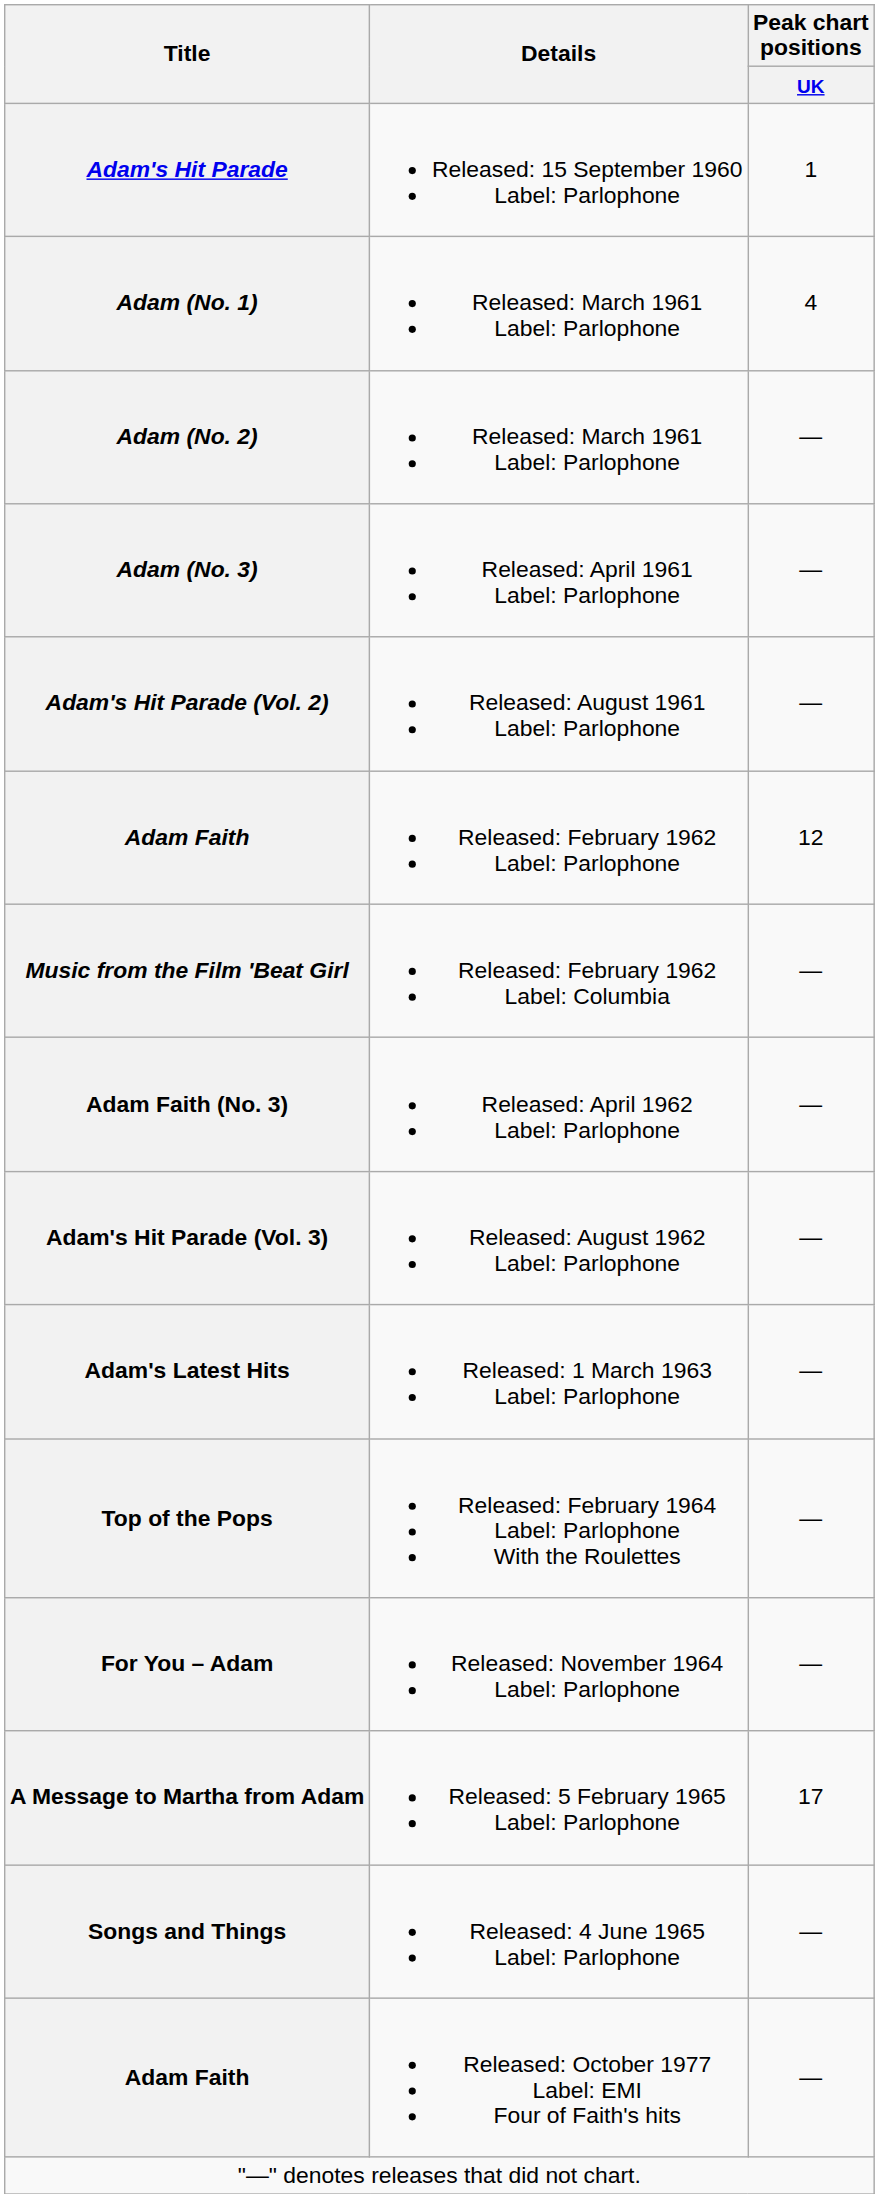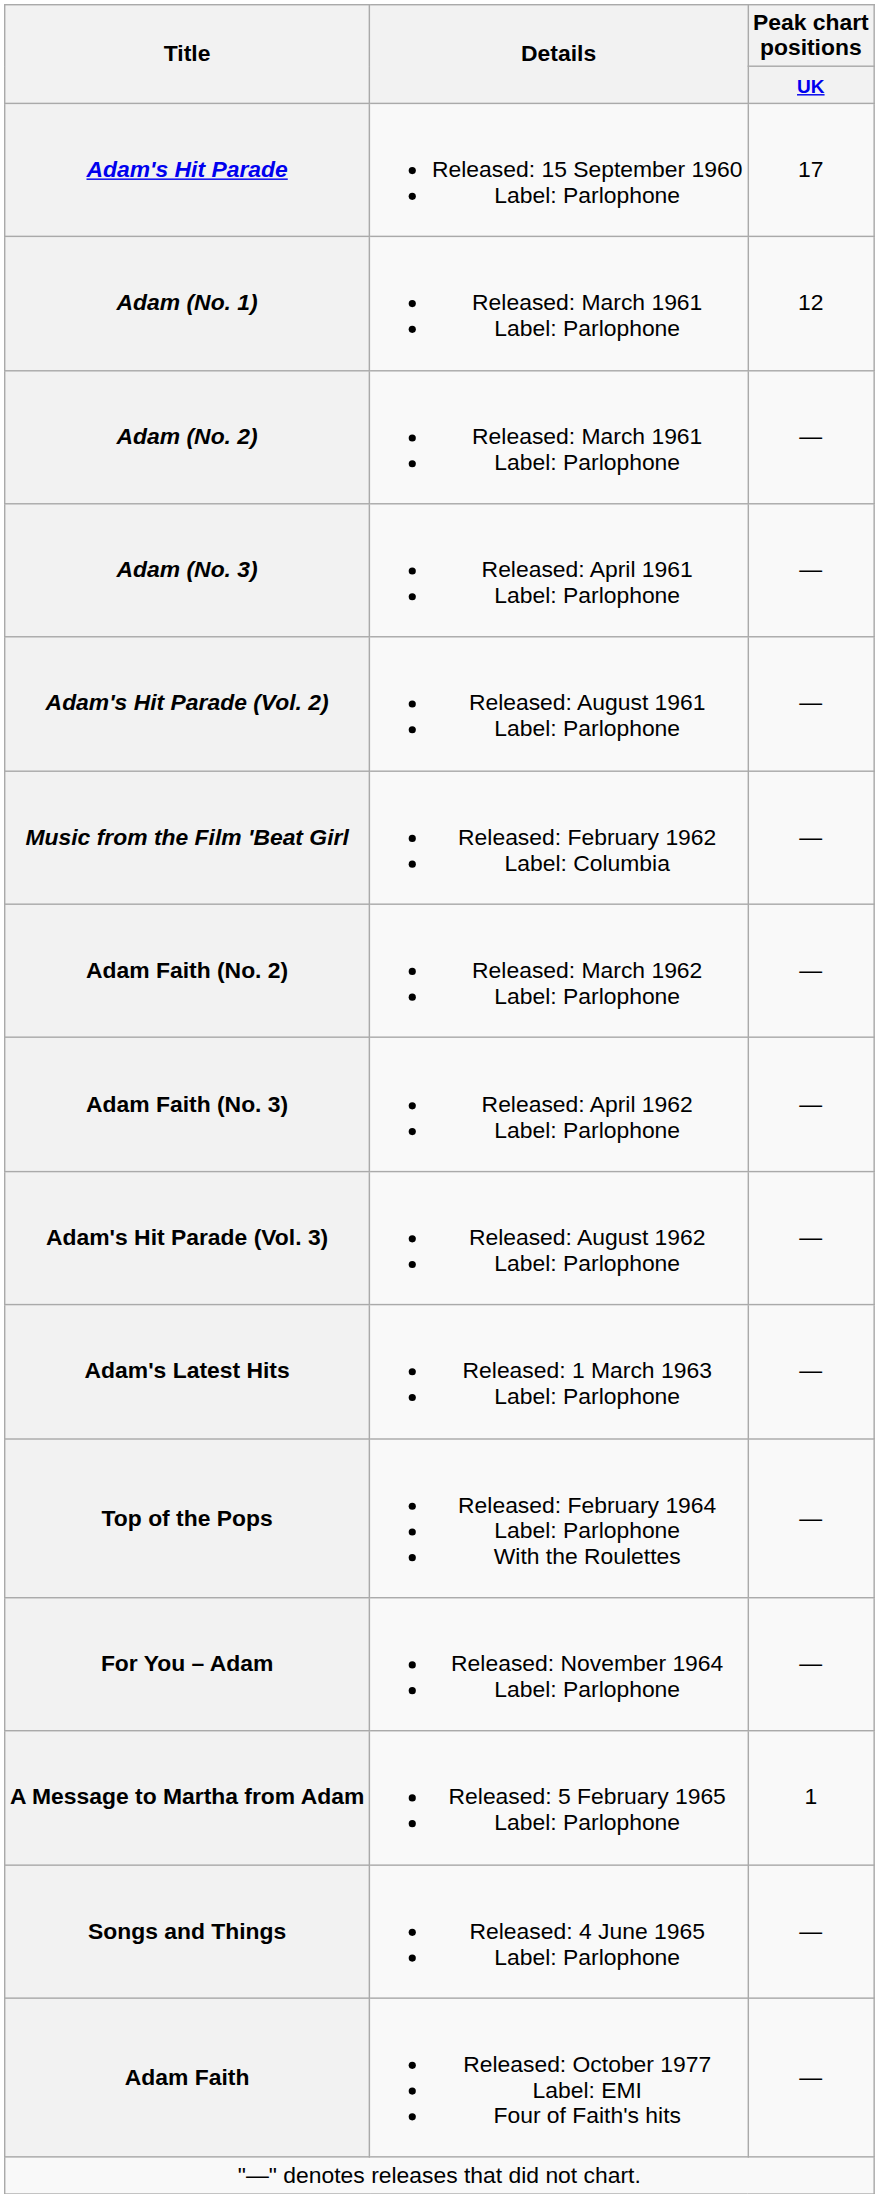(811, 169) 1 -> (811, 169) 17
(811, 303) 4 -> (811, 303) 12
- row: (187, 837)
+ row: (187, 970)
(811, 1797) 17 -> (811, 1797) 1
